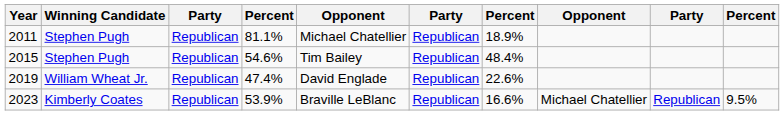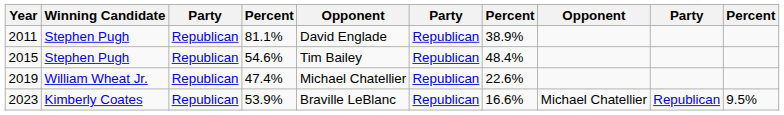(353, 36) Michael Chatellier -> (343, 36) David Englade
(504, 36) 18.9% -> (504, 36) 38.9%
(343, 79) David Englade -> (353, 79) Michael Chatellier
